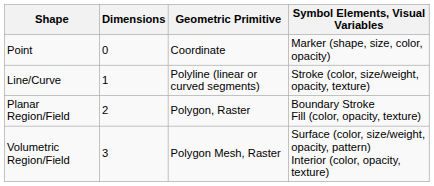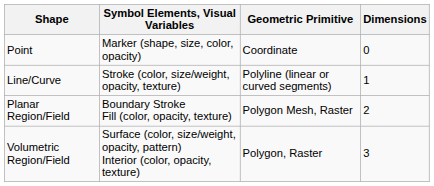columns swapped: (134, 19) <-> (359, 19)
(210, 110) Polygon, Raster -> (298, 110) Polygon Mesh, Raster
(226, 153) Polygon Mesh, Raster -> (282, 153) Polygon, Raster
